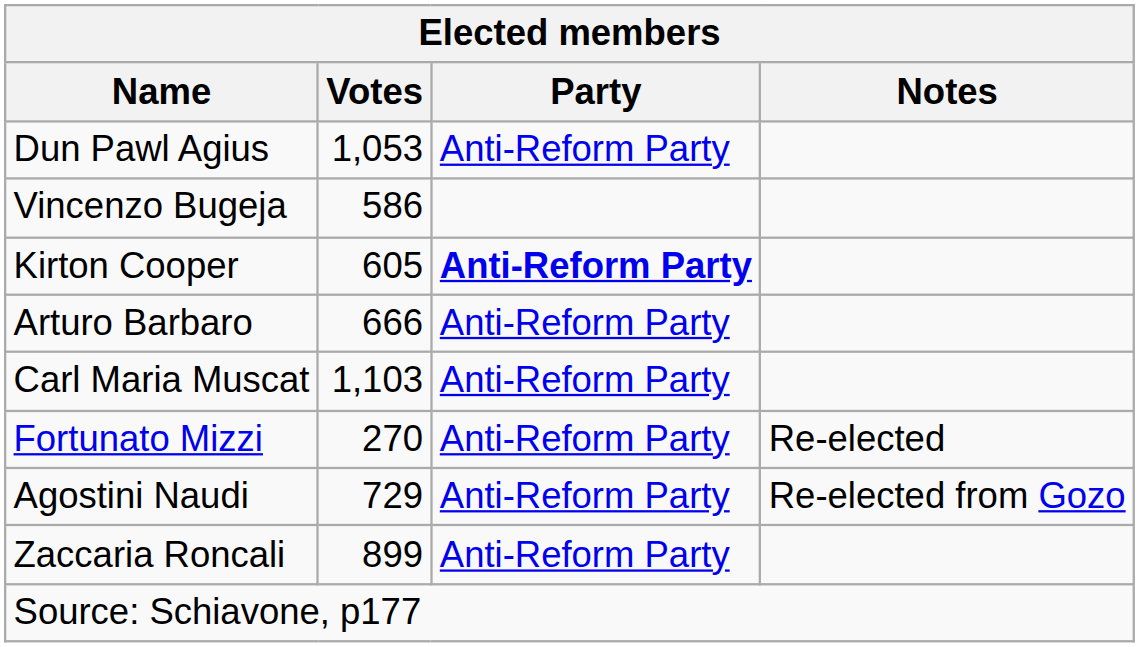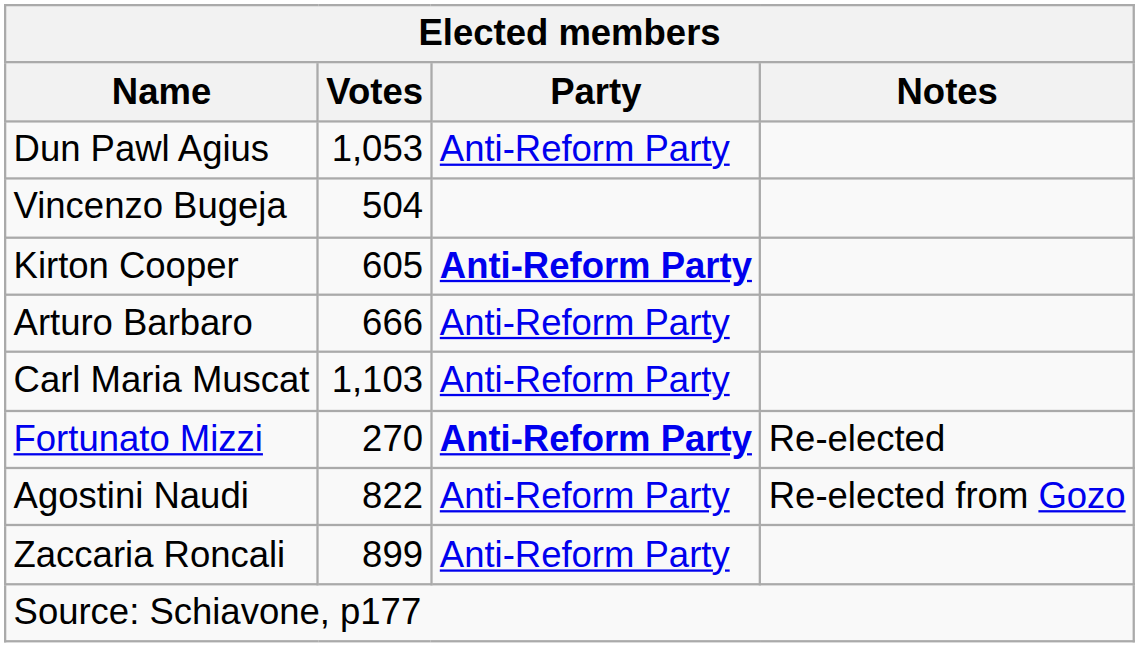(393, 206) 586 -> (393, 206) 504
(585, 438) normal -> (596, 438) bold
(393, 496) 729 -> (393, 496) 822
